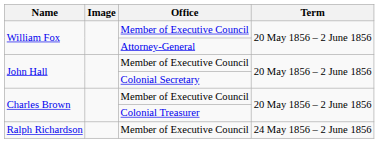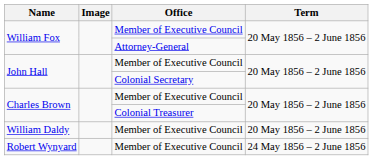+ row: (38, 130)
- row: (45, 130)
+ row: (42, 146)
